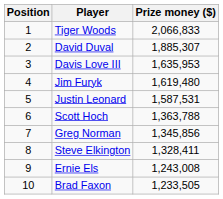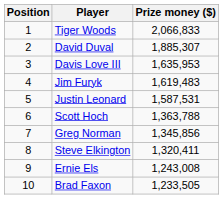(176, 82) 1,619,480 -> (176, 82) 1,619,483
(176, 151) 1,328,411 -> (176, 151) 1,320,411
